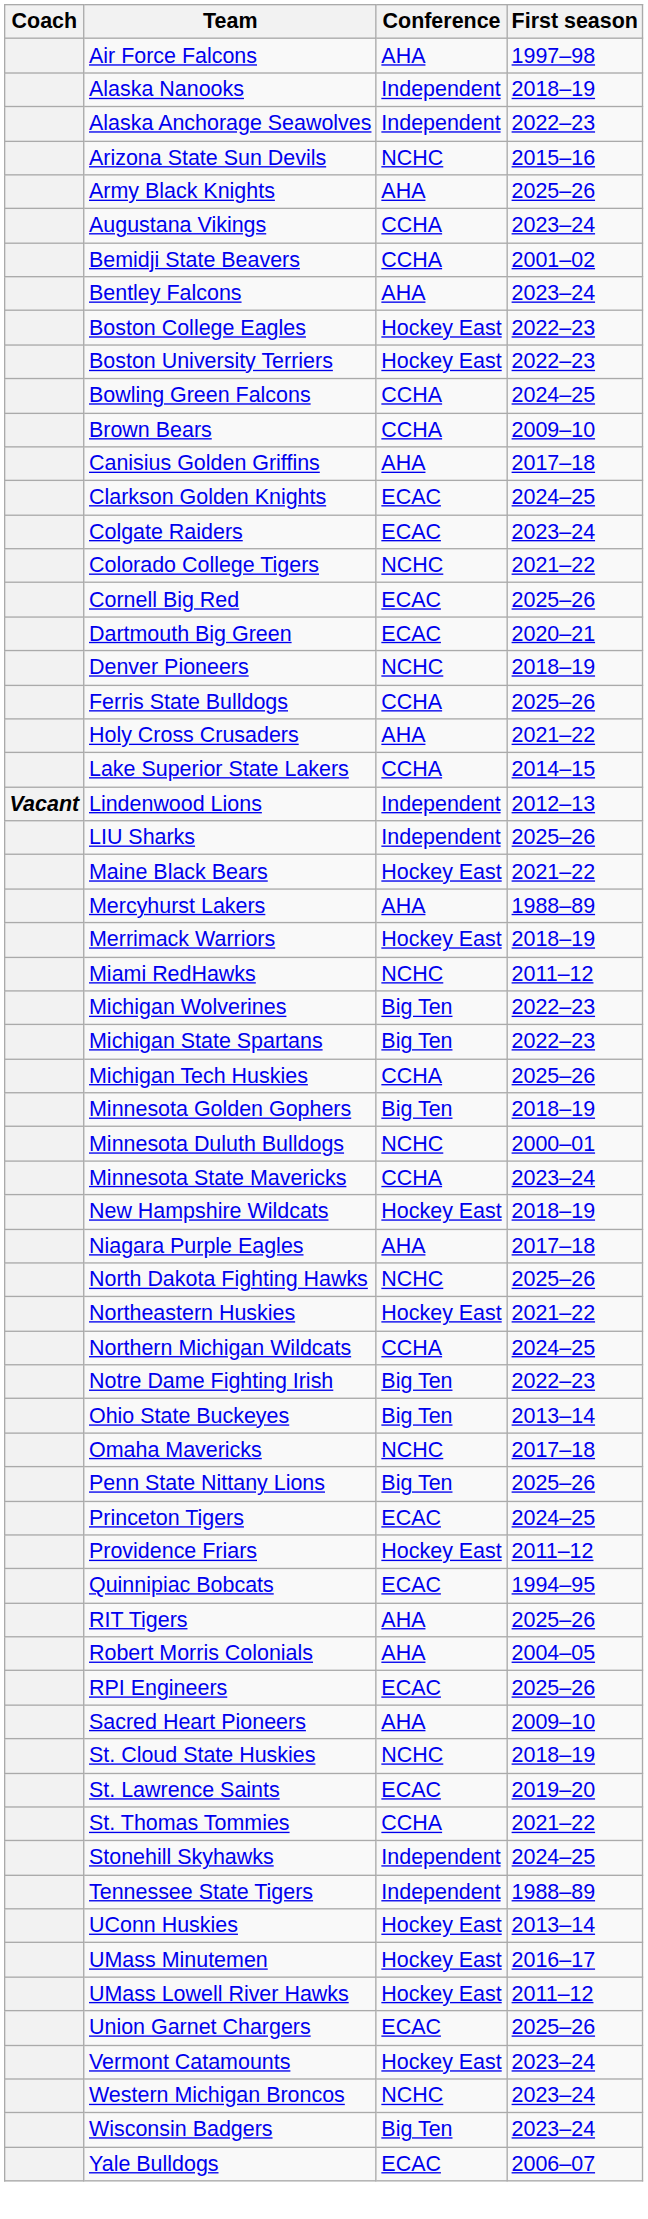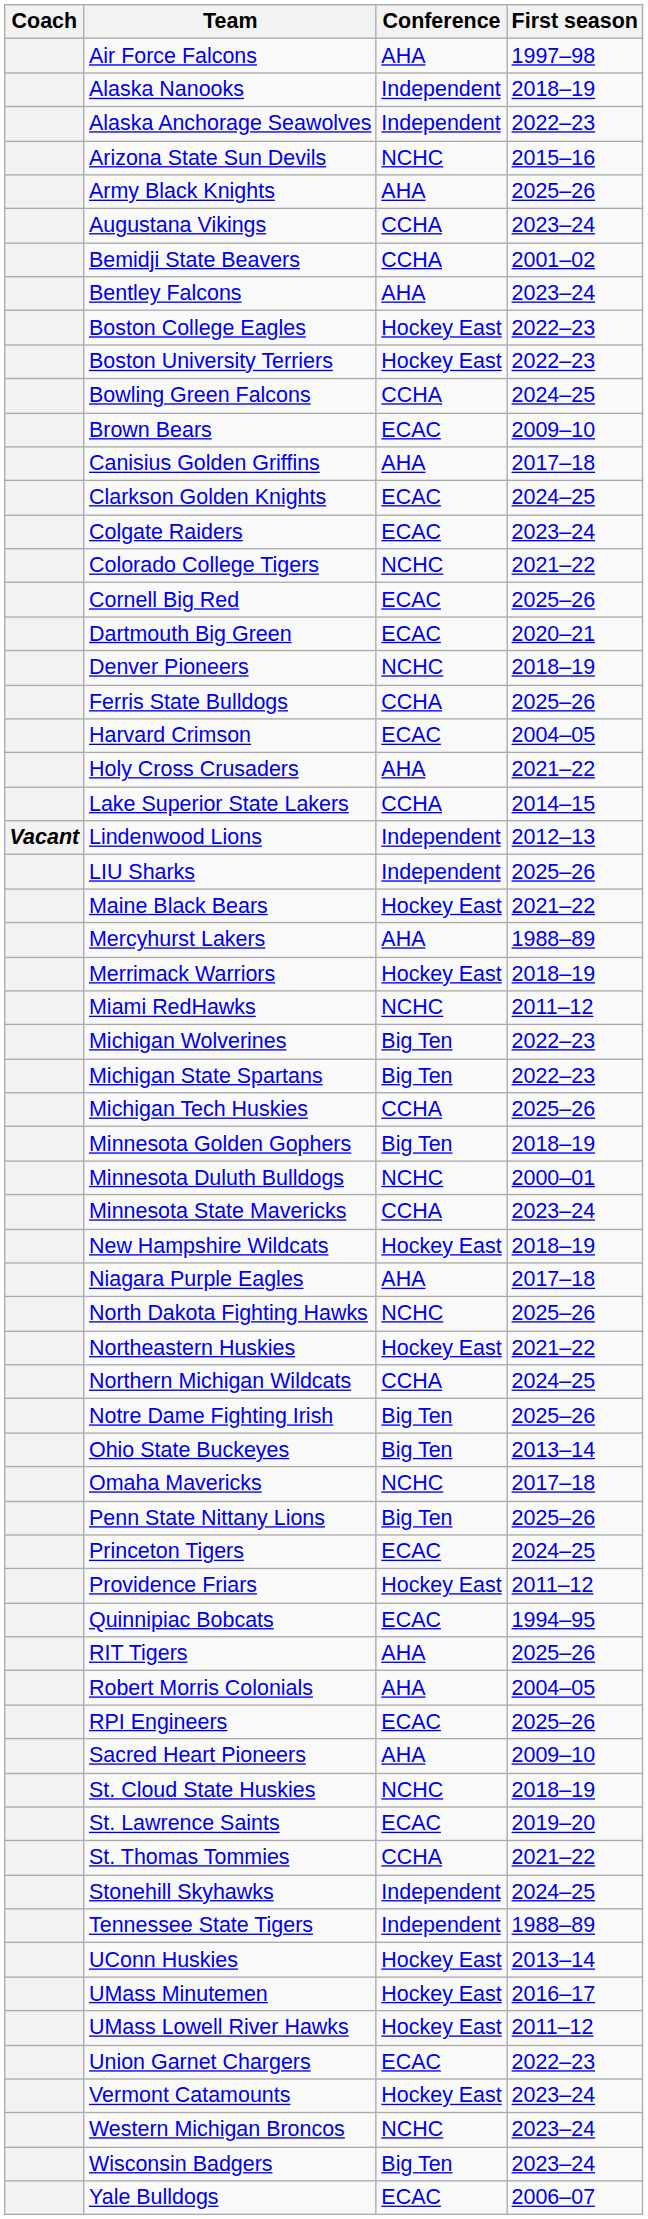(412, 429) CCHA -> (411, 429) ECAC
+ row: (170, 735)
(553, 1381) 2022–23 -> (553, 1415) 2025–26
(553, 2027) 2025–26 -> (553, 2061) 2022–23
